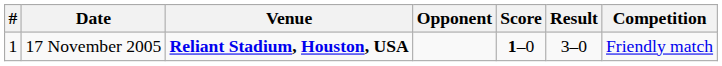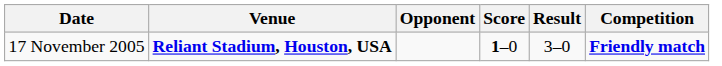- column: (13, 18)
(660, 46) normal -> (647, 46) bold
